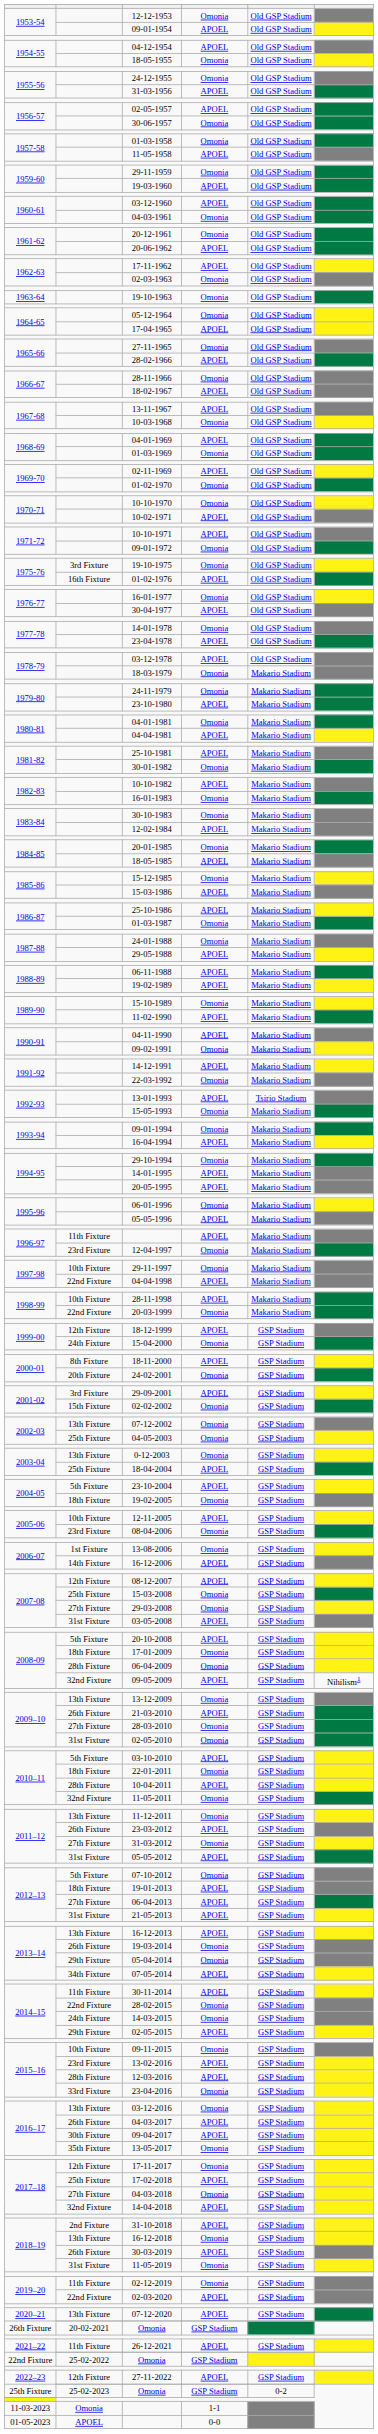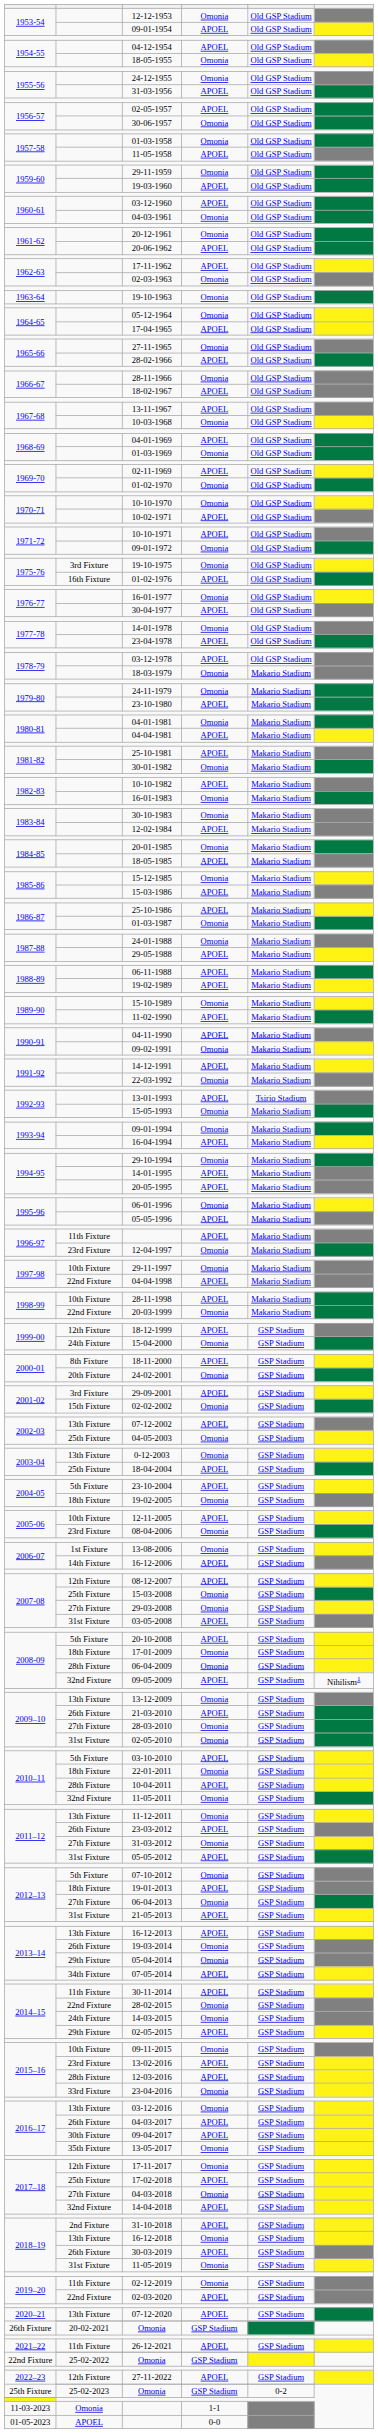(214, 1424) Omonia -> (214, 1424) APOEL
(214, 1901) APOEL -> (214, 1901) Omonia
